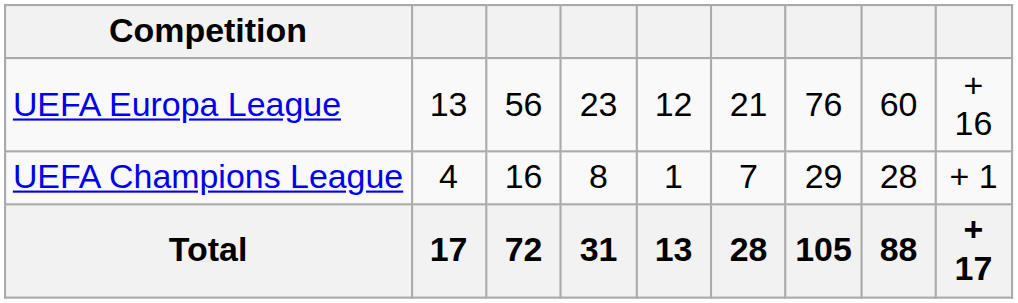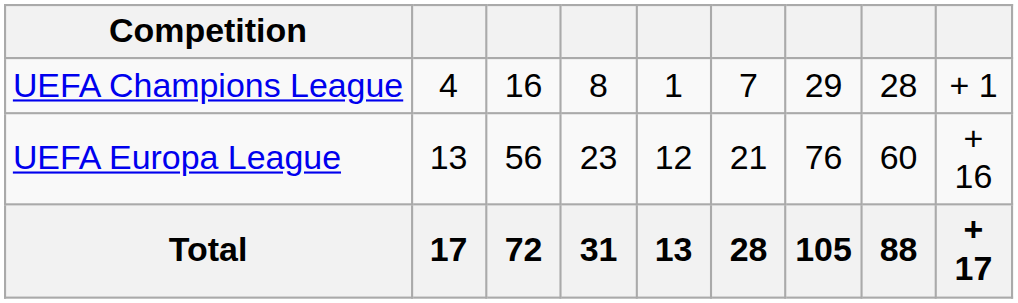rows swapped: (208, 177) <-> (177, 104)
